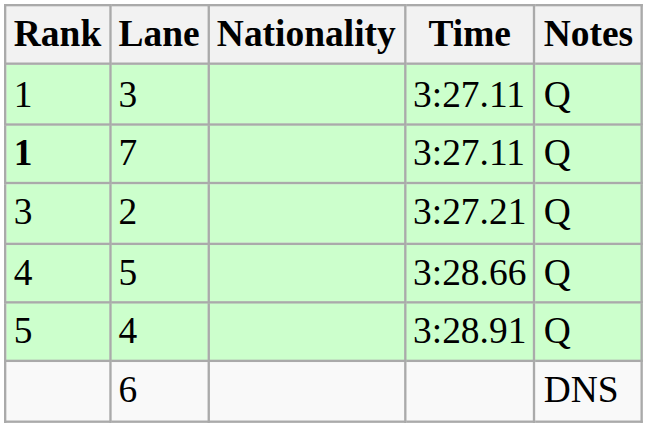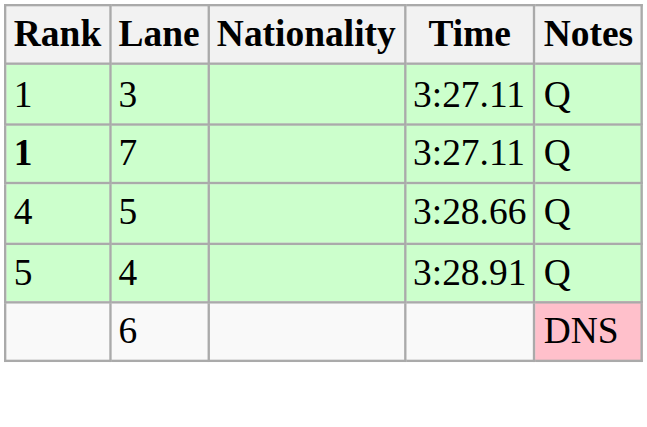- row: (128, 212)
(581, 390) no background -> (581, 331) pink background
